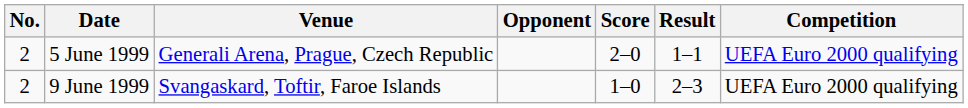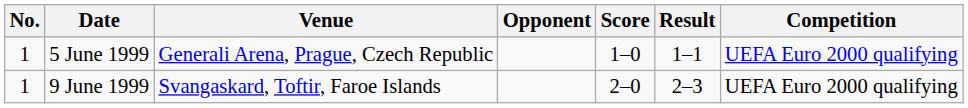(25, 53) 2 -> (25, 53) 1
(625, 53) 2–0 -> (625, 53) 1–0
(25, 86) 2 -> (25, 86) 1
(625, 86) 1–0 -> (625, 86) 2–0
